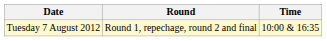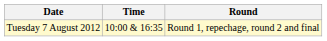columns swapped: (290, 12) <-> (181, 12)
